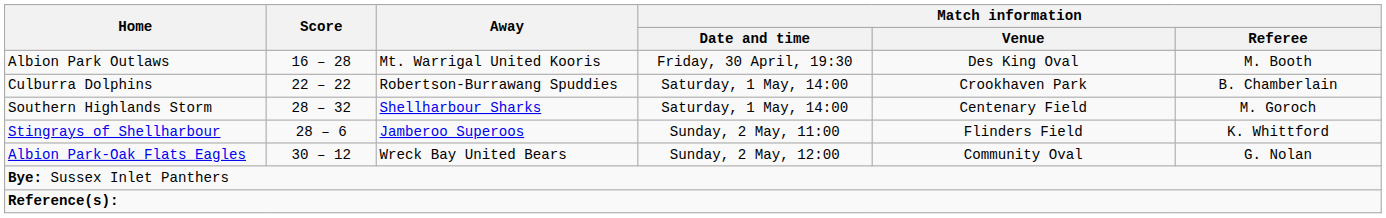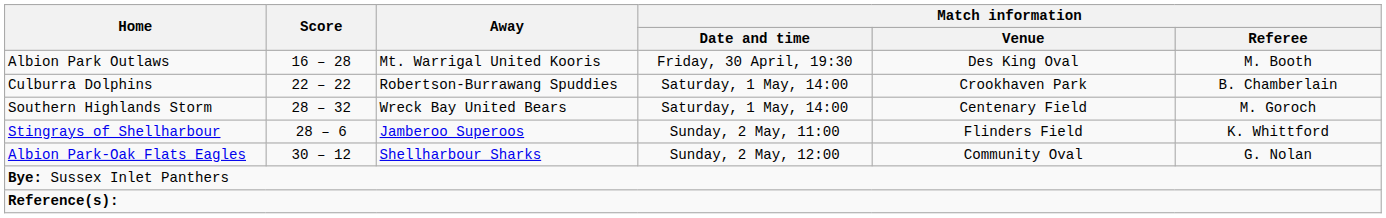(460, 108) Shellharbour Sharks -> (473, 108) Wreck Bay United Bears
(473, 155) Wreck Bay United Bears -> (460, 155) Shellharbour Sharks
